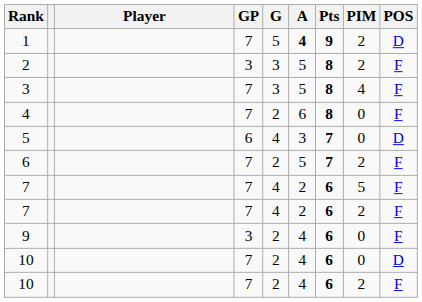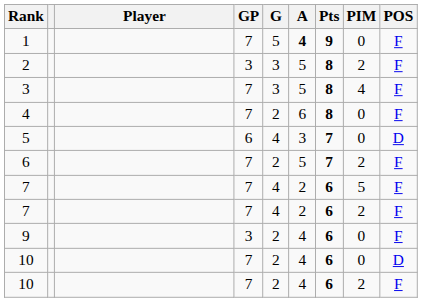(361, 41) 2 -> (361, 41) 0
(398, 41) D -> (398, 41) F
